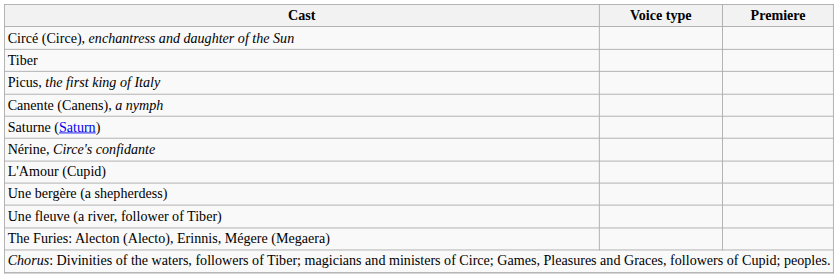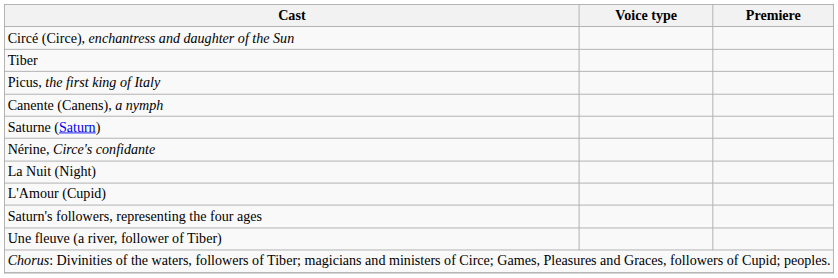+ row: (52, 171)
+ row: (135, 216)
- row: (88, 194)
- row: (169, 238)
